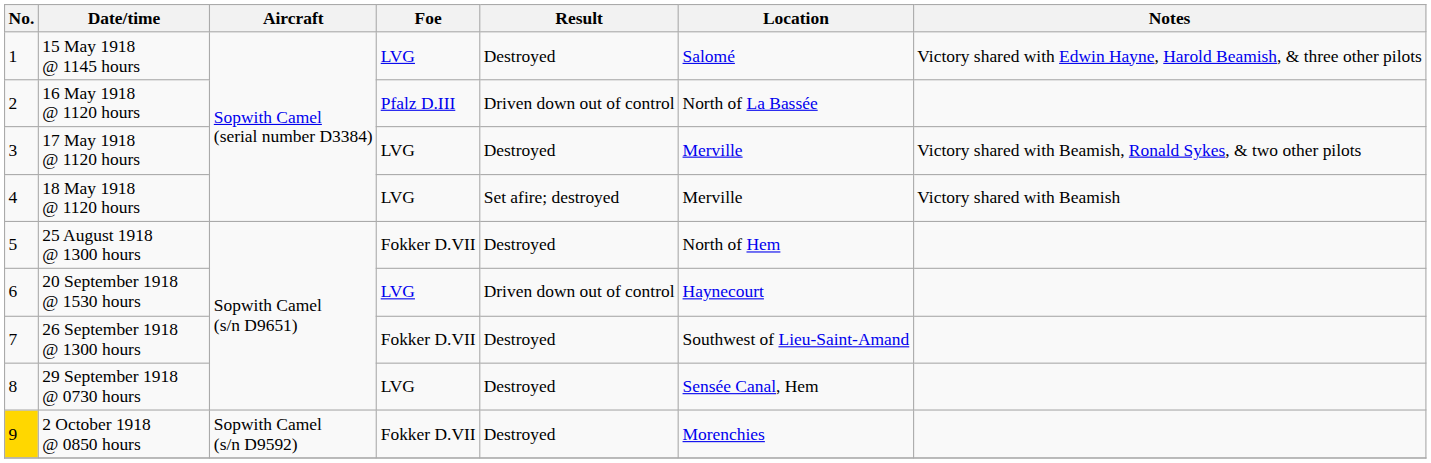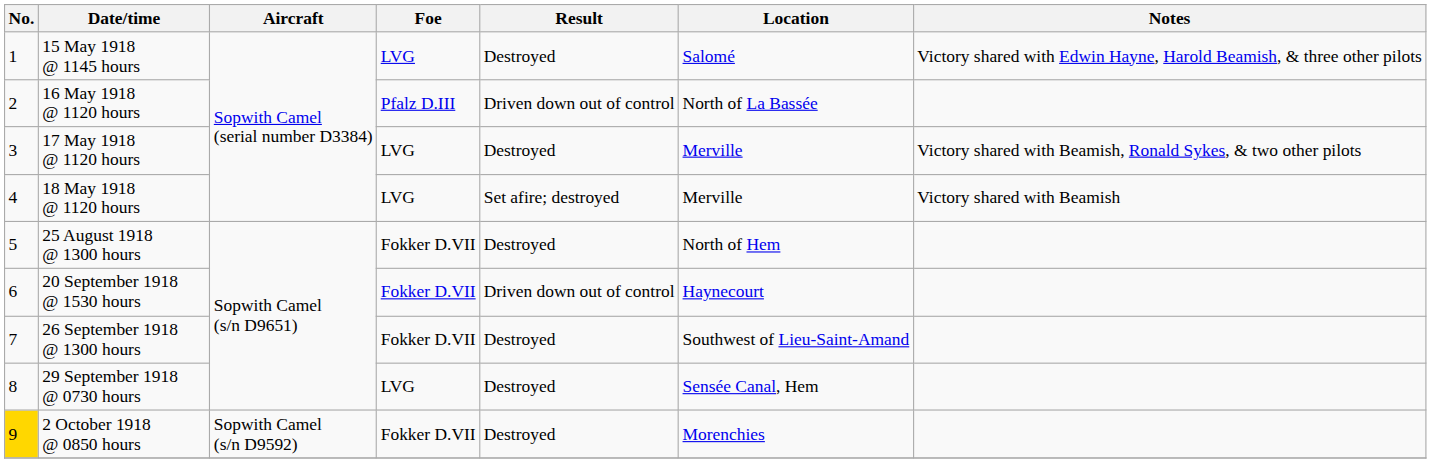(398, 292) LVG -> (428, 292) Fokker D.VII
